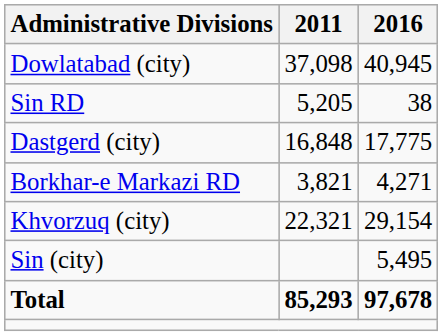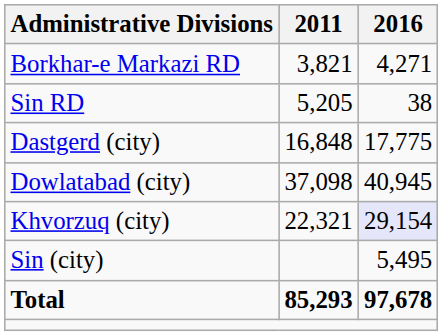rows swapped: (125, 181) <-> (100, 63)
(398, 220) no background -> (398, 220) lavender background
